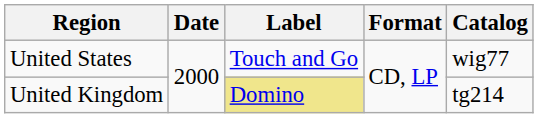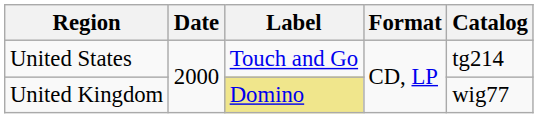(481, 58) wig77 -> (478, 58) tg214
(478, 94) tg214 -> (481, 94) wig77
